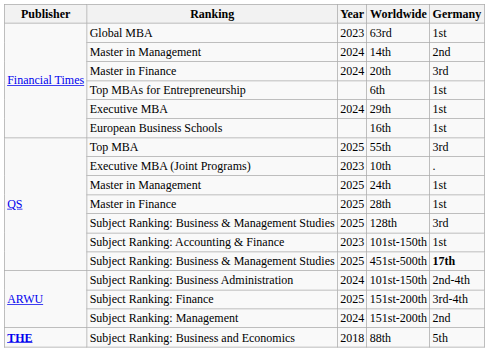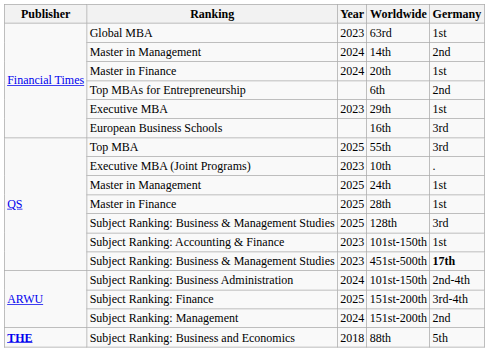(441, 71) 3rd -> (440, 71) 1st
(440, 90) 1st -> (442, 90) 2nd
(352, 109) 2024 -> (352, 109) 2023
(440, 128) 1st -> (441, 128) 3rd
(352, 261) 2025 -> (352, 261) 2023
